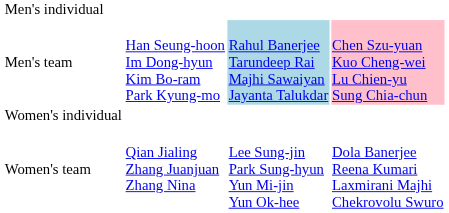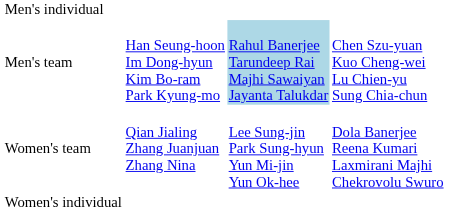(380, 70) pink background -> (380, 70) no background
rows swapped: (63, 115) <-> (48, 169)
